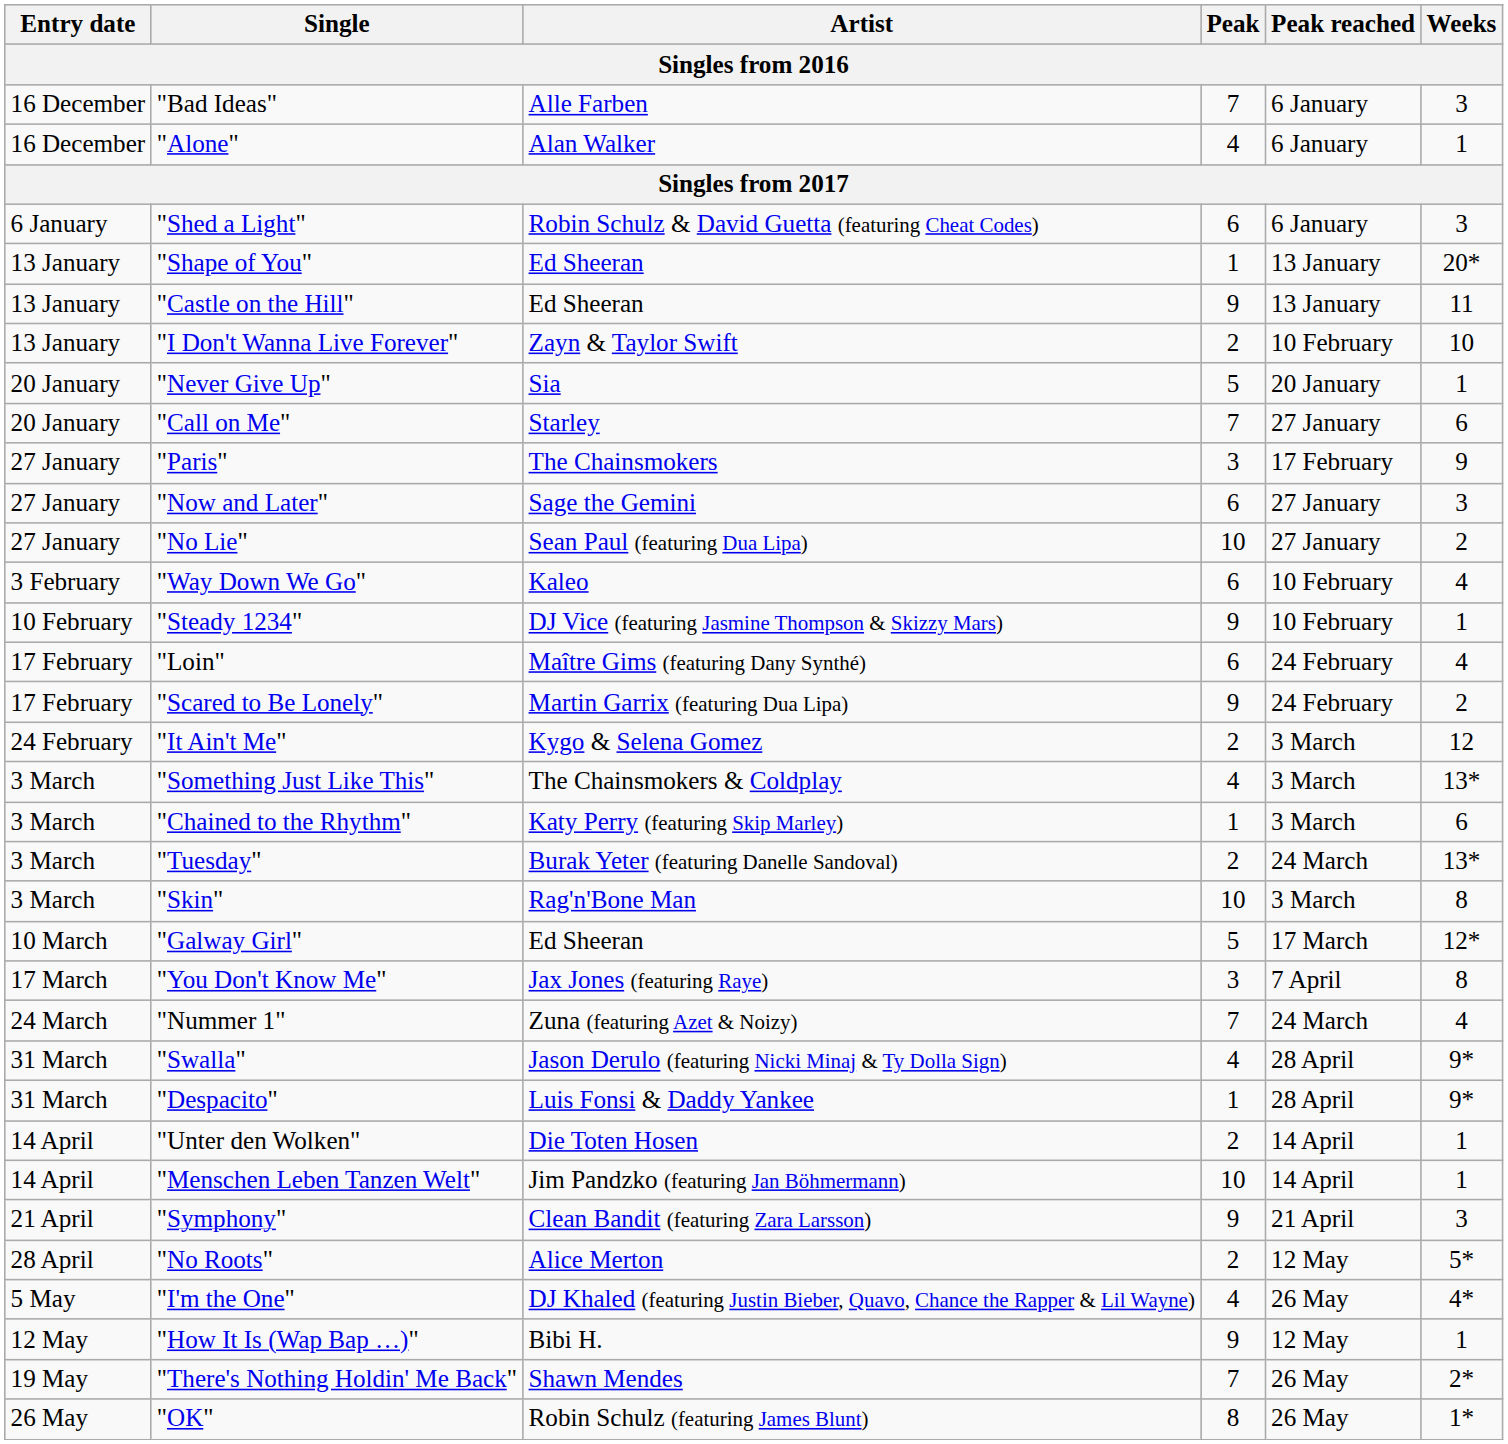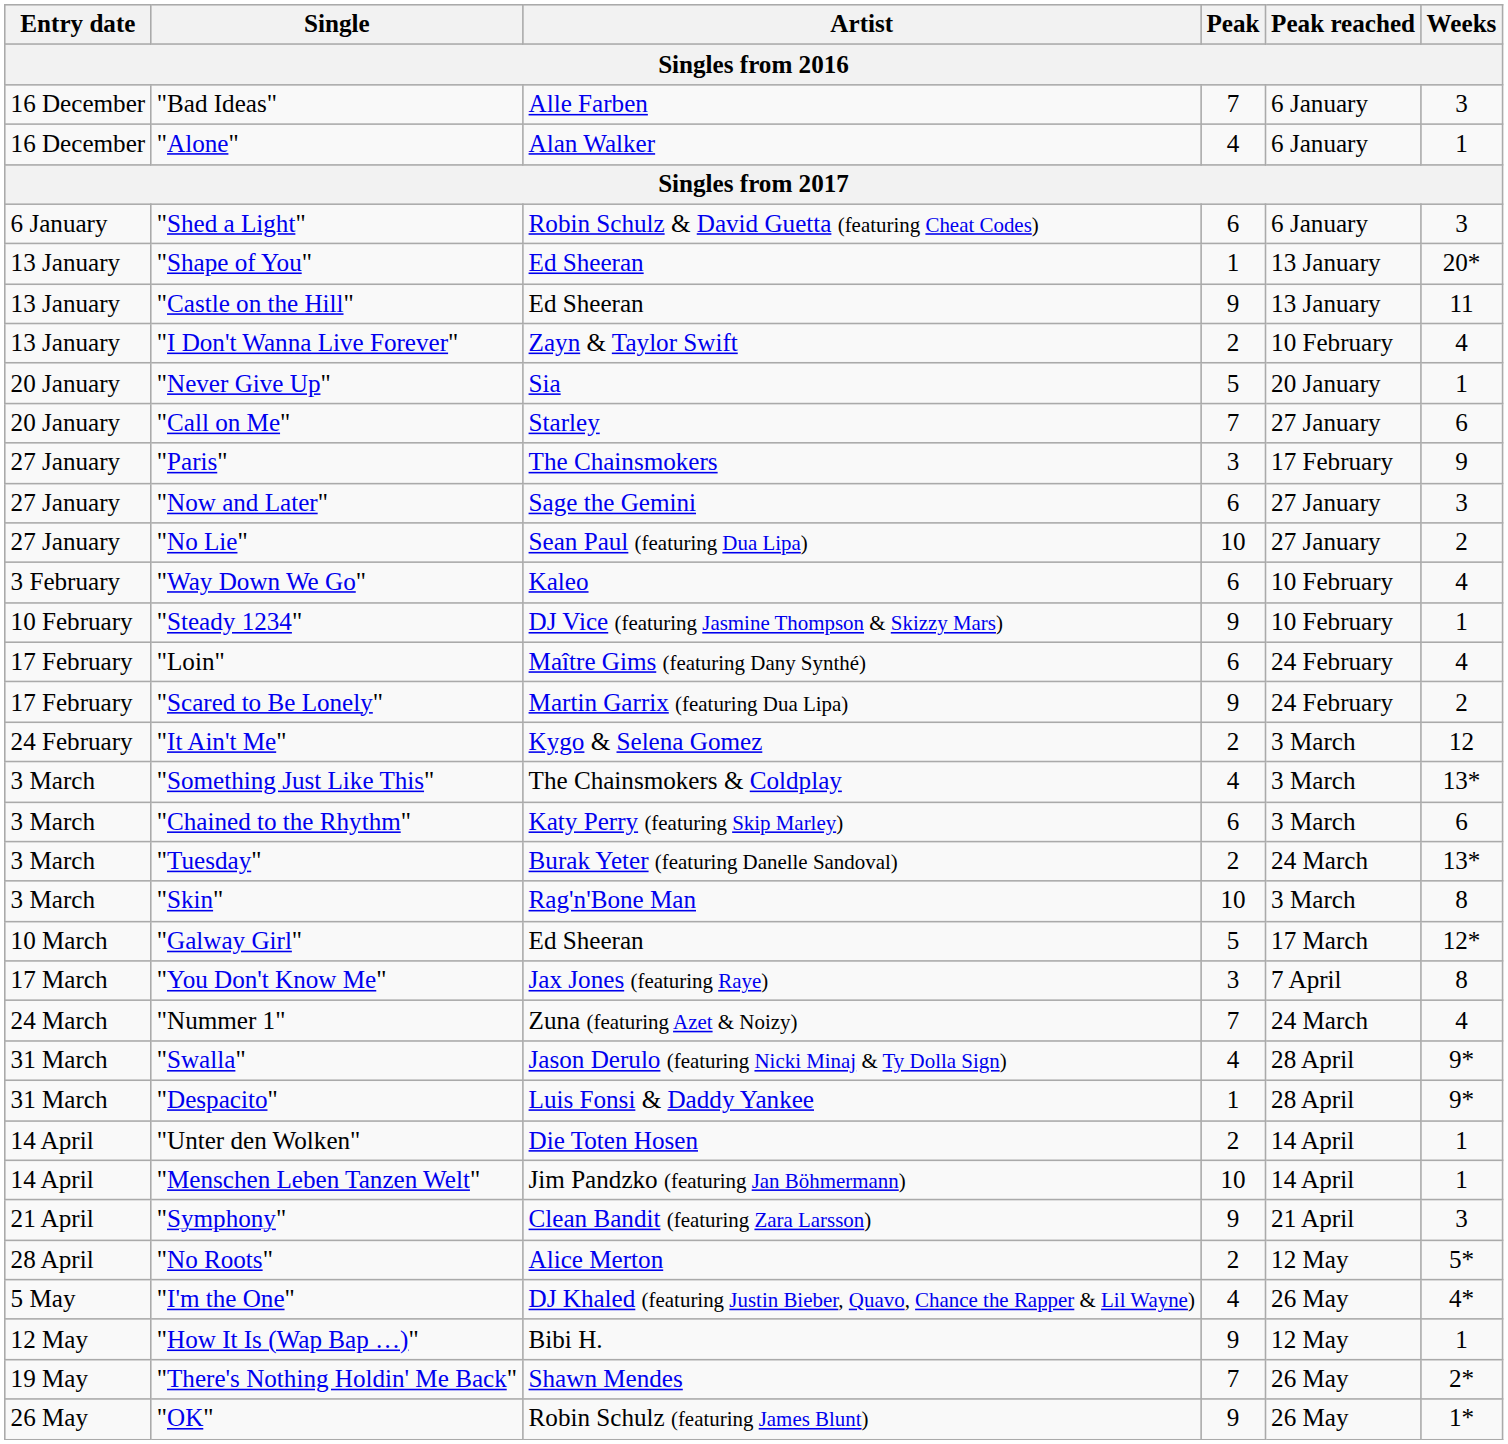(1461, 343) 10 -> (1461, 343) 4
(1233, 821) 1 -> (1233, 821) 6
(1233, 1418) 8 -> (1233, 1418) 9
